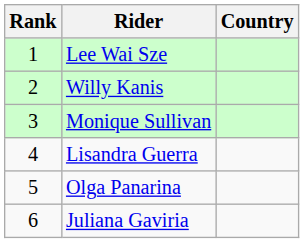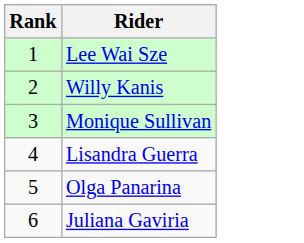- column: (257, 21)
